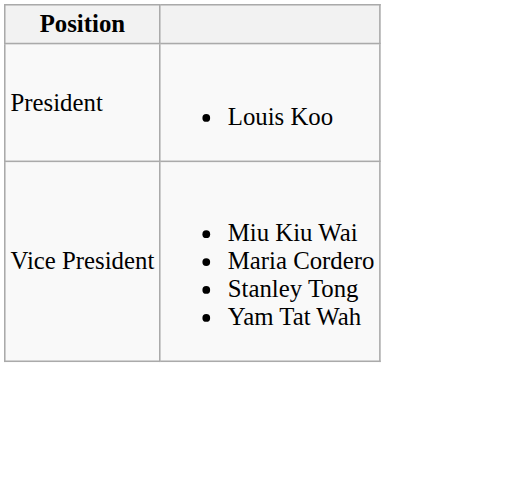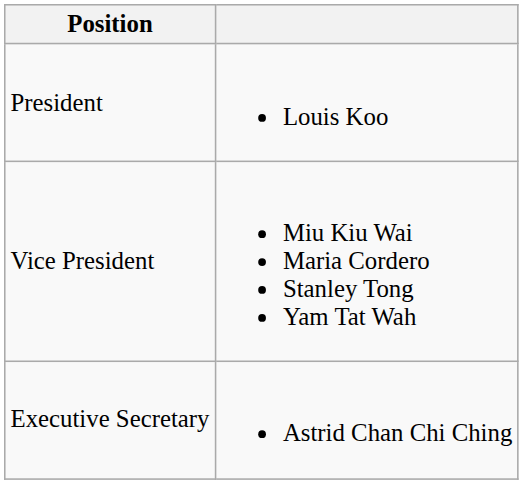+ row: (110, 419)
